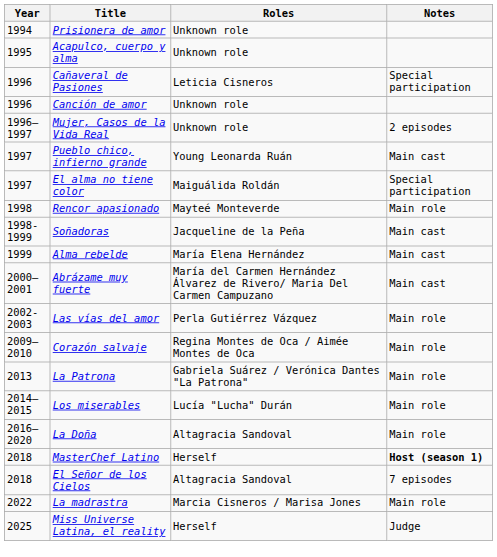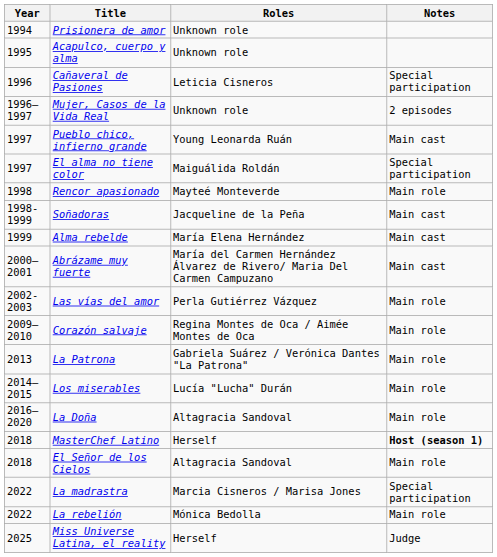- row: (100, 105)
(421, 480) 7 episodes -> (417, 463) Main role
(417, 503) Main role -> (430, 492) Special participation
+ row: (87, 515)
